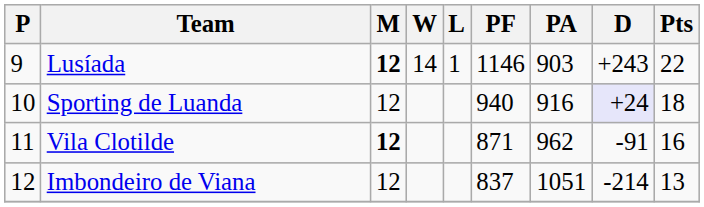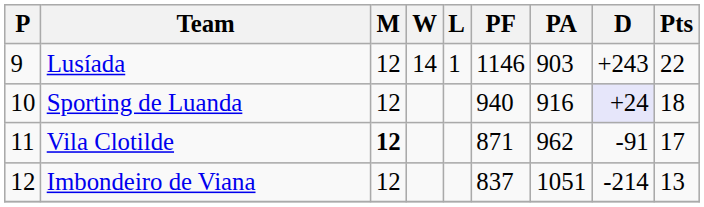(388, 63) bold -> (388, 63) normal
(673, 142) 16 -> (673, 142) 17
